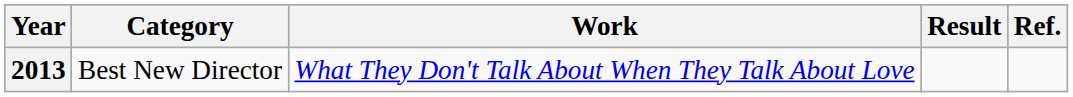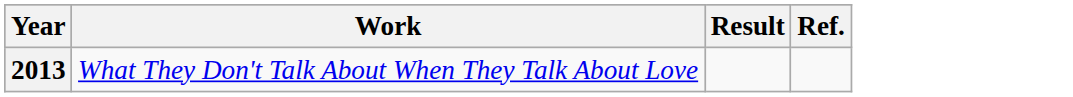- column: (180, 26)
